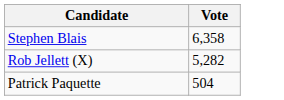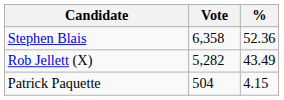+ column: (259, 15)
